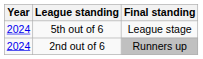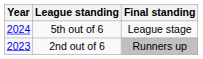(19, 46) 2024 -> (19, 46) 2023
